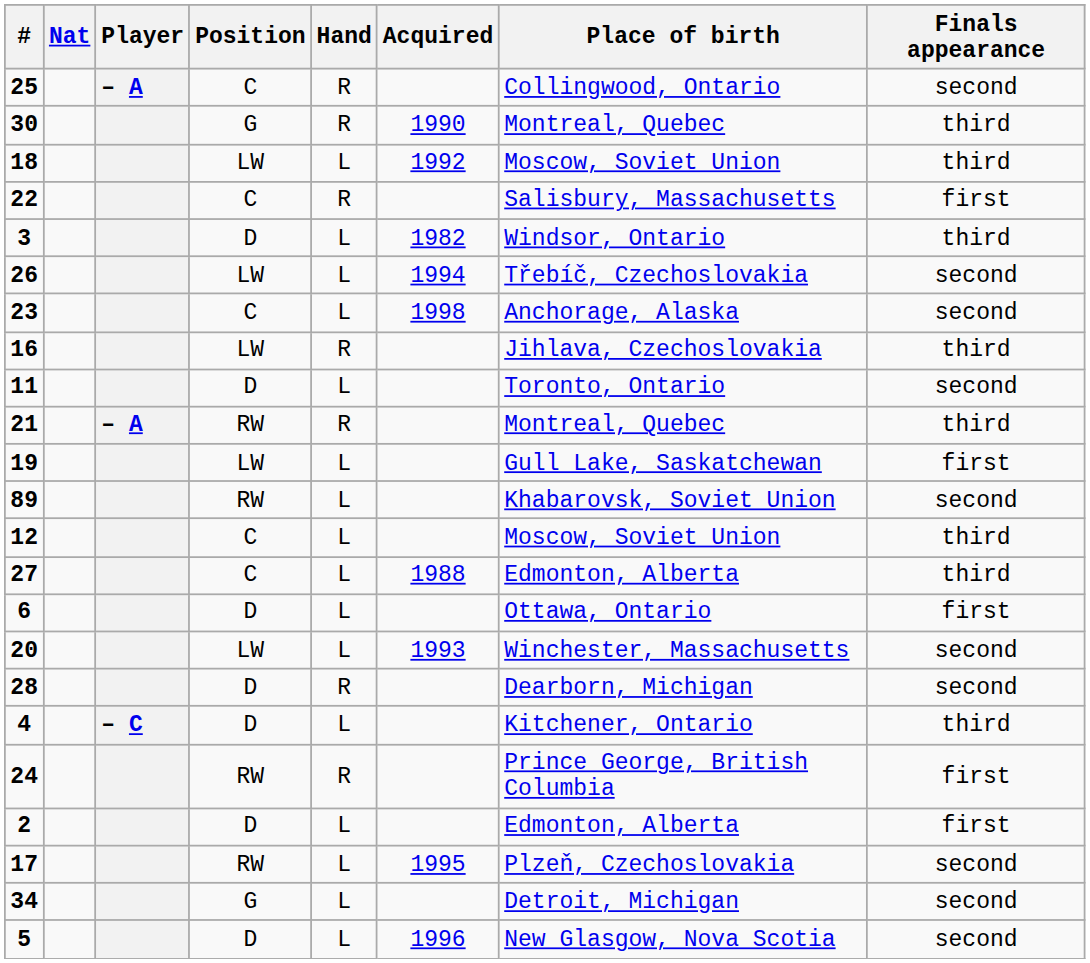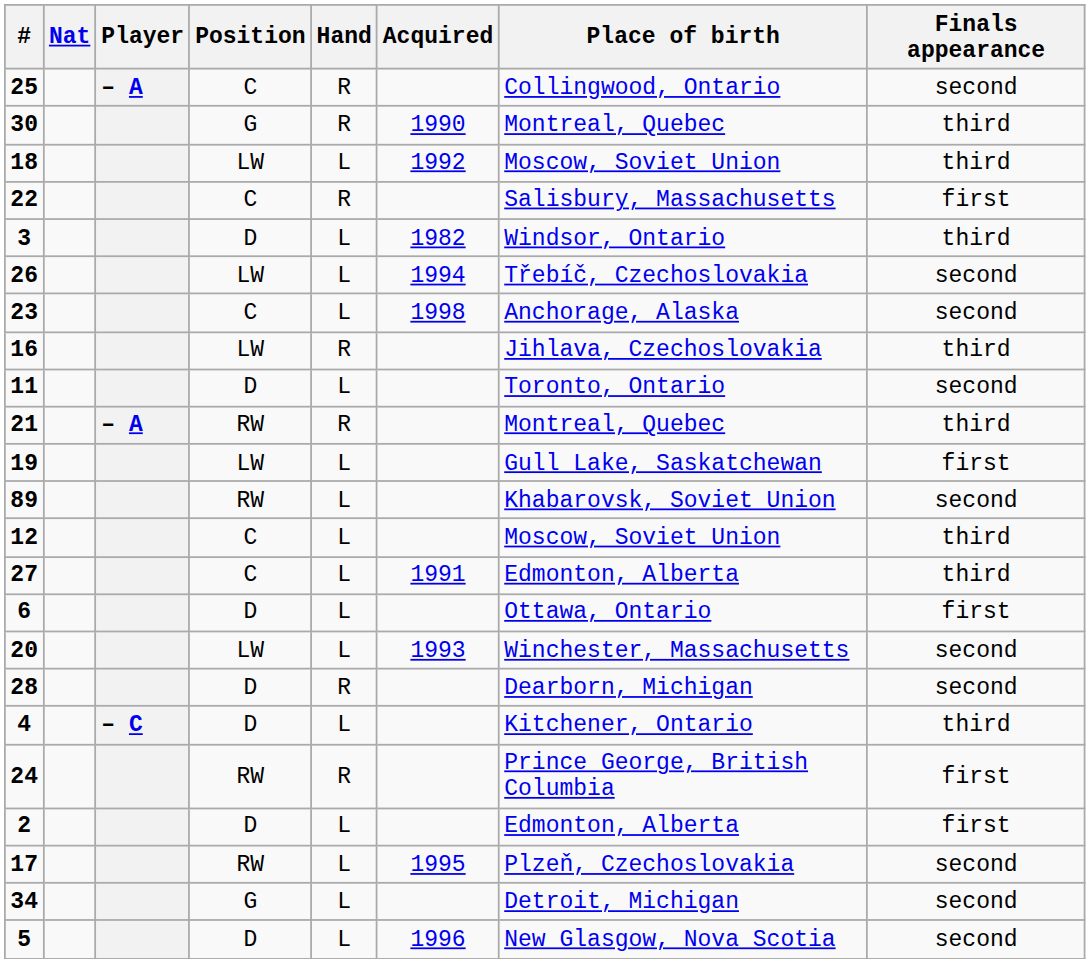(438, 575) 1988 -> (438, 575) 1991
